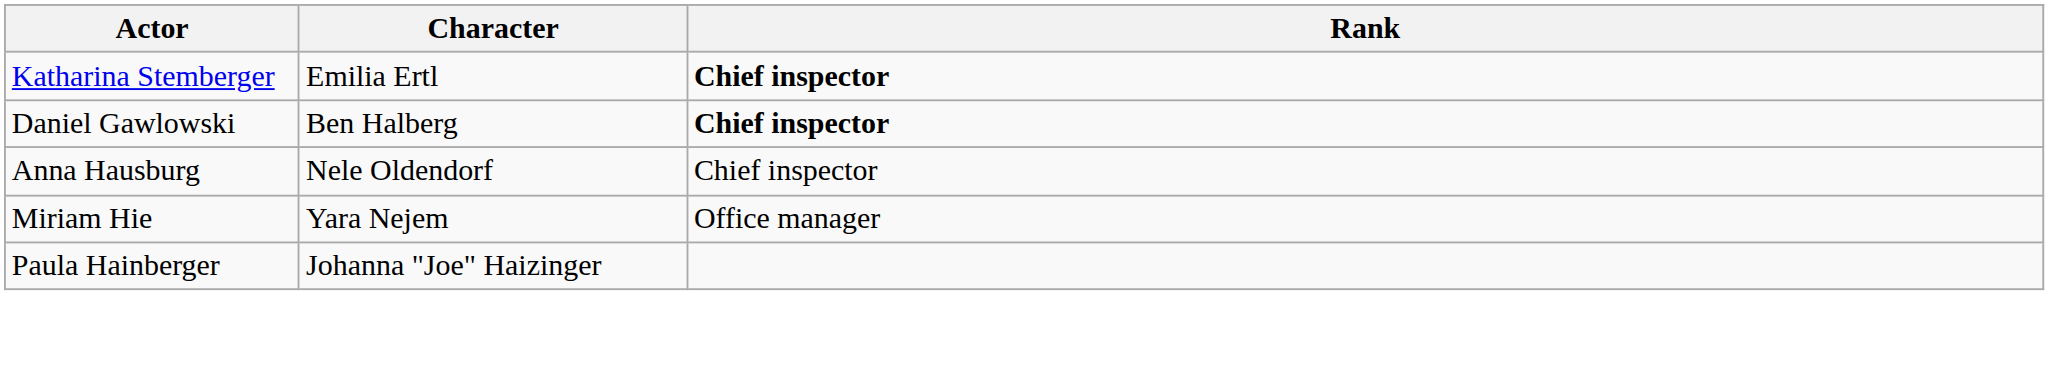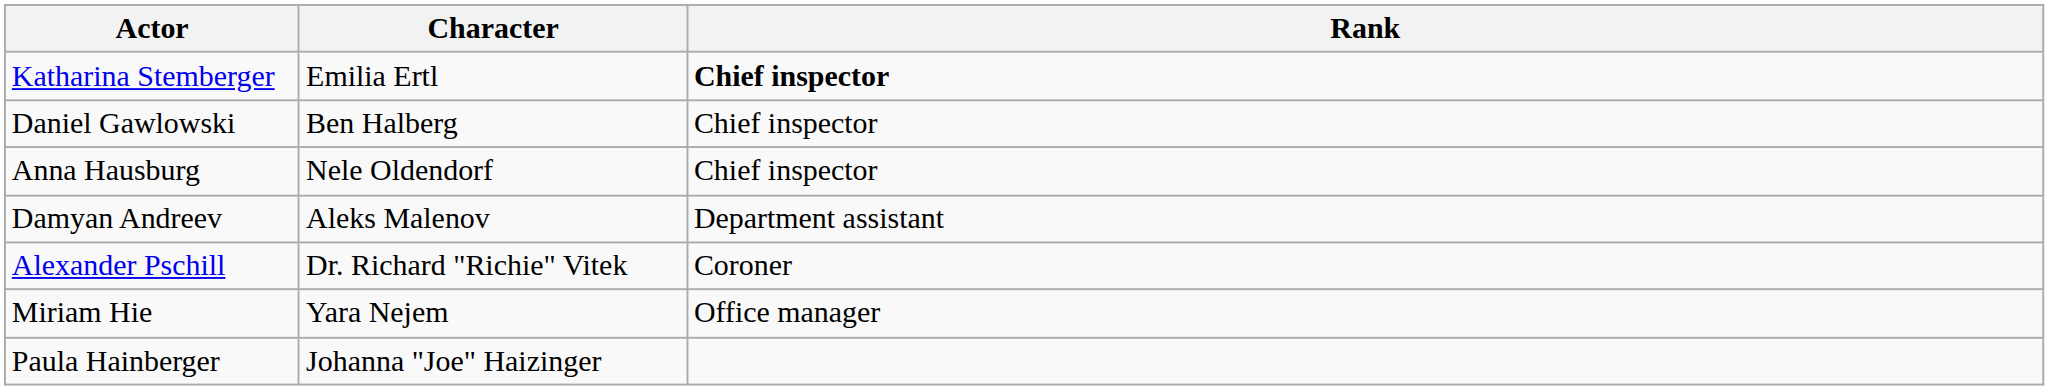(792, 123) bold -> (786, 123) normal
+ row: (117, 218)
+ row: (119, 265)
